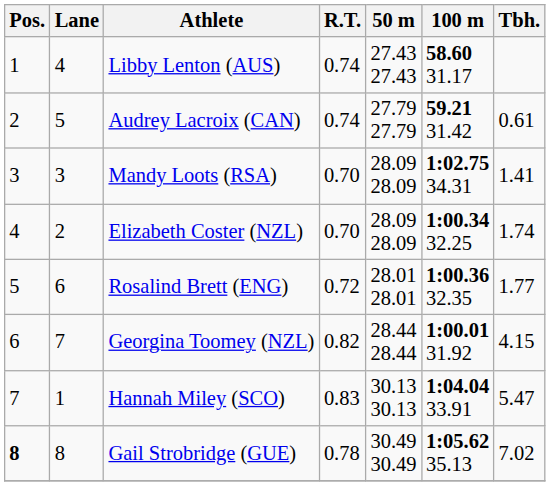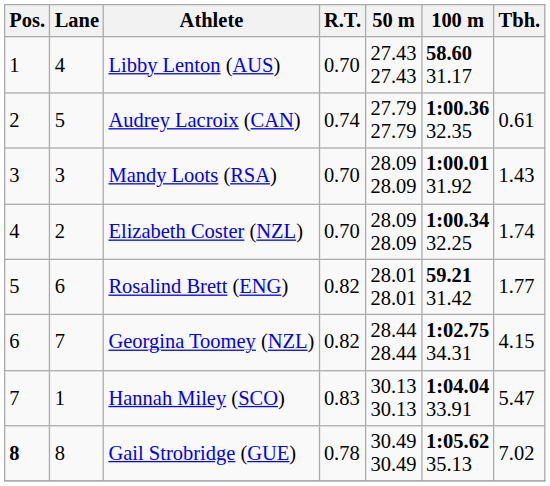(342, 64) 0.74 -> (342, 64) 0.70
(449, 120) 59.21 31.42 -> (458, 120) 1:00.36 32.35
(458, 175) 1:02.75 34.31 -> (458, 175) 1:00.01 31.92
(517, 175) 1.41 -> (517, 175) 1.43
(342, 286) 0.72 -> (342, 286) 0.82
(458, 286) 1:00.36 32.35 -> (449, 286) 59.21 31.42
(458, 342) 1:00.01 31.92 -> (458, 342) 1:02.75 34.31
